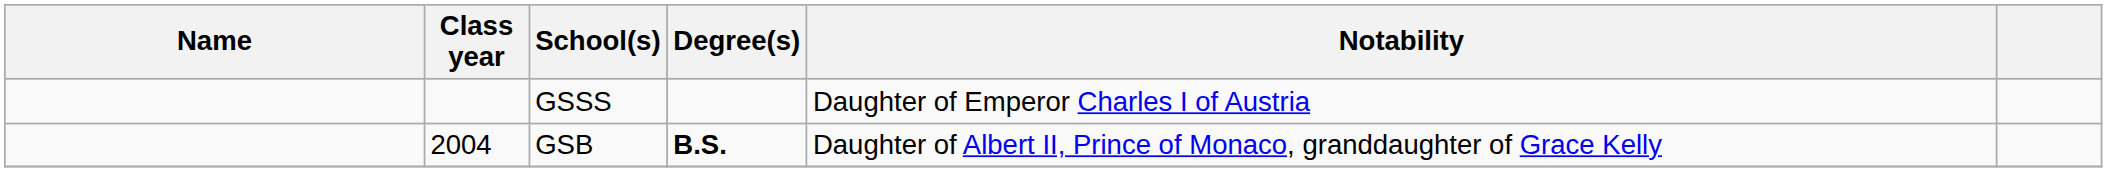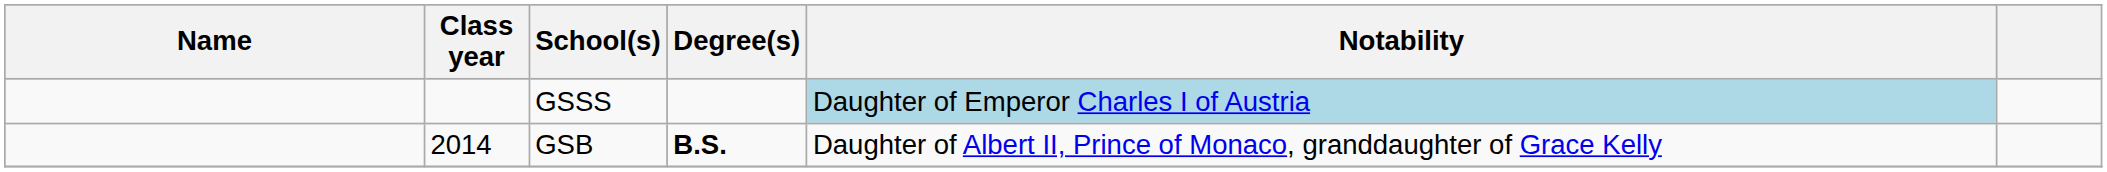(1061, 100) no background -> (1061, 100) lightblue background
(461, 144) 2004 -> (461, 144) 2014
